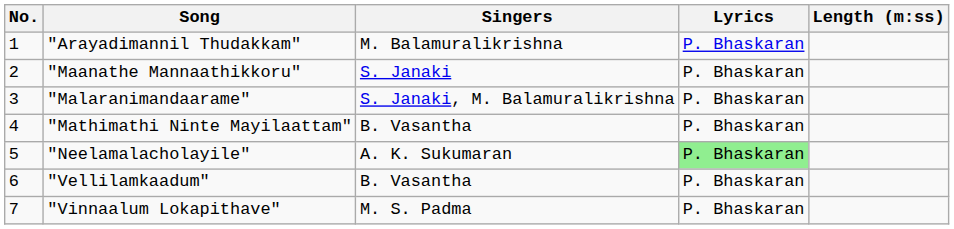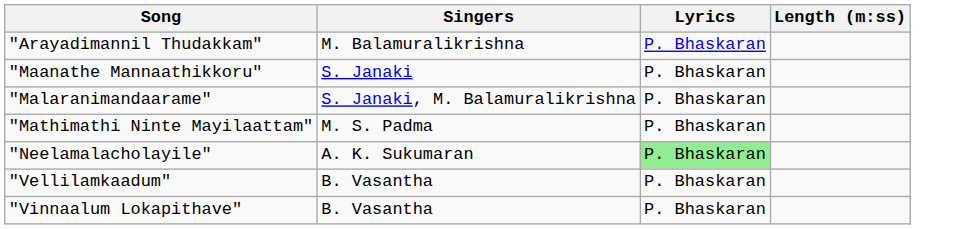- column: (24, 19)
(416, 128) B. Vasantha -> (377, 128) M. S. Padma
(416, 210) M. S. Padma -> (377, 210) B. Vasantha
